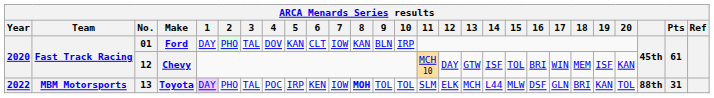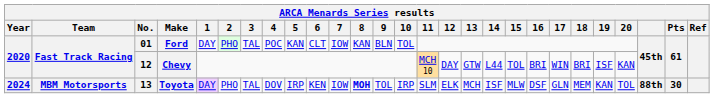(273, 43) DOV -> (273, 43) POC
(406, 43) IRP -> (406, 43) TOL
(494, 64) ISF -> (494, 64) L44
(582, 64) MEM -> (582, 64) BRI
(18, 85) 2022 -> (18, 85) 2024
(273, 85) POC -> (273, 85) DOV
(406, 85) TOL -> (406, 85) IRP
(494, 85) L44 -> (494, 85) ISF
(582, 85) BRI -> (582, 85) MEM
(676, 85) 31 -> (676, 85) 30
